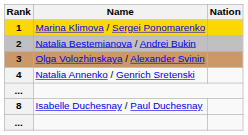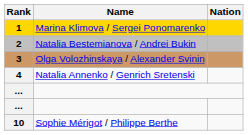- row: (19, 106)
+ row: (19, 122)
